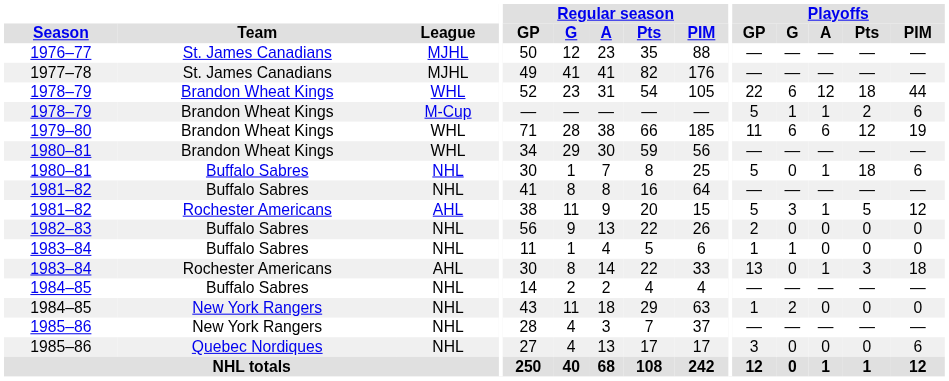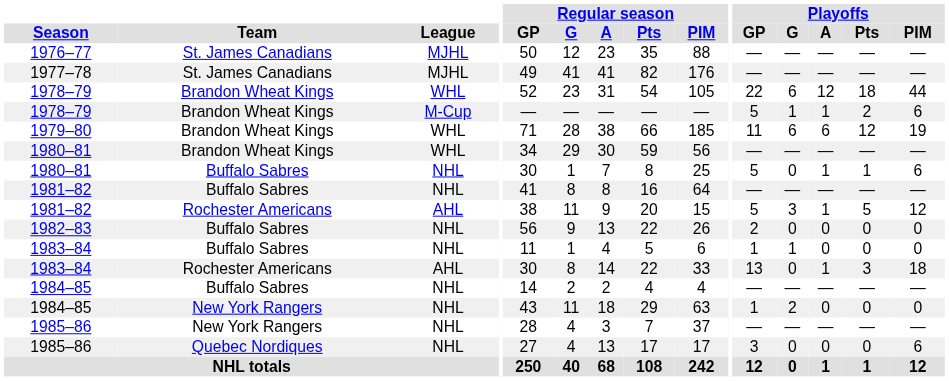(867, 170) 18 -> (867, 170) 1
